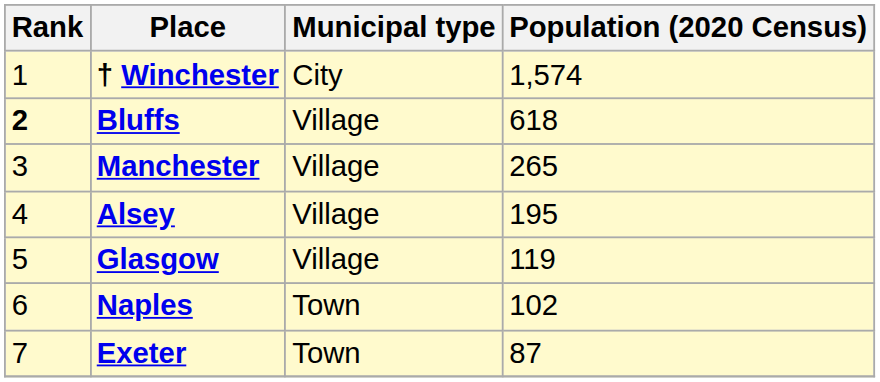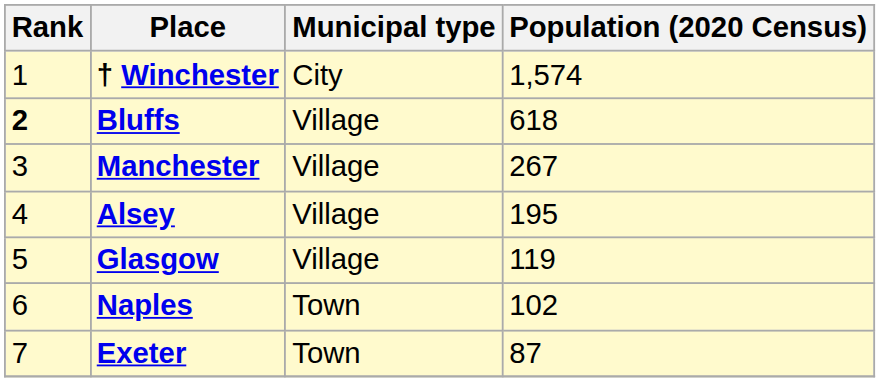(534, 167) 265 -> (534, 167) 267
